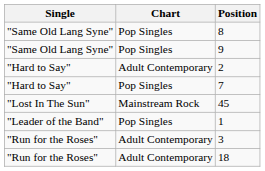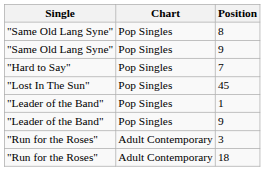- row: (39, 67)
(159, 103) Mainstream Rock -> (145, 85) Pop Singles
+ row: (55, 121)
